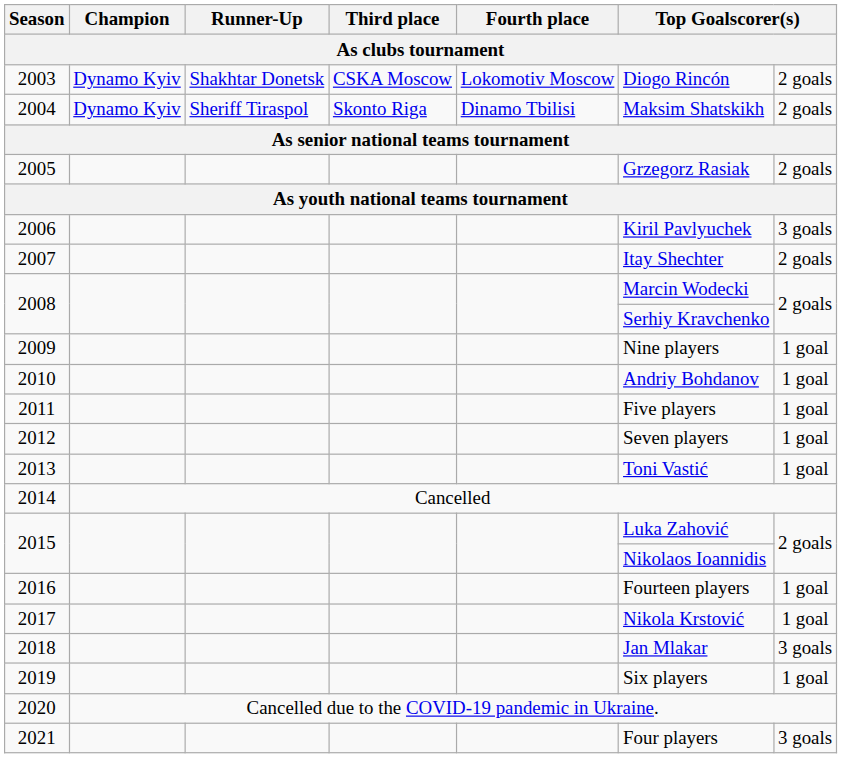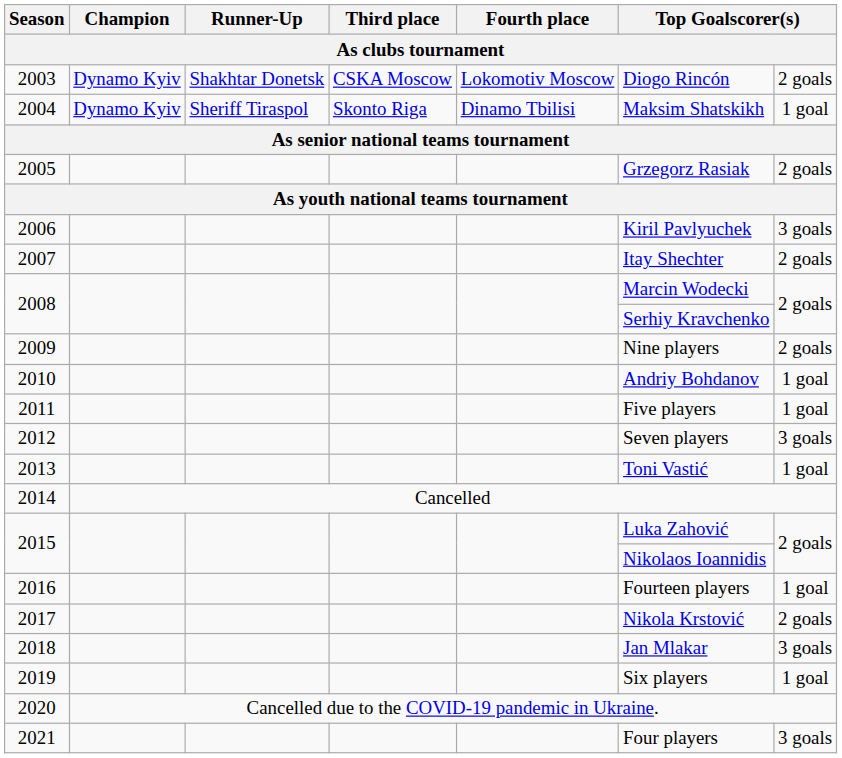(805, 109) 2 goals -> (805, 109) 1 goal
(805, 348) 1 goal -> (805, 348) 2 goals
(805, 438) 1 goal -> (805, 438) 3 goals
(805, 618) 1 goal -> (805, 618) 2 goals
